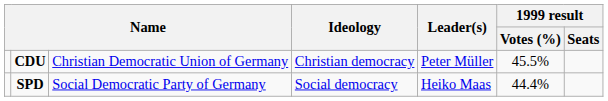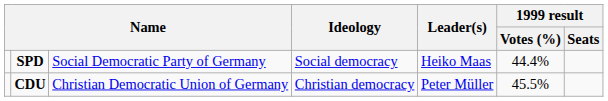rows swapped: (30, 61) <-> (30, 84)
